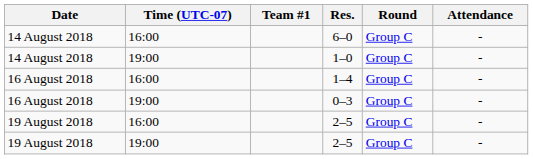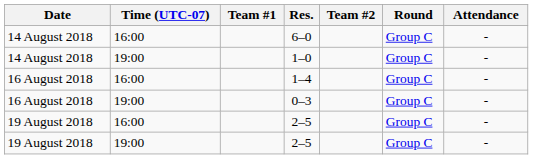+ column: (351, 15)
